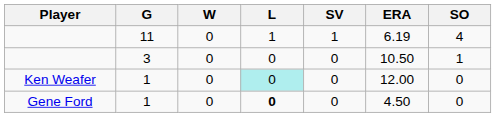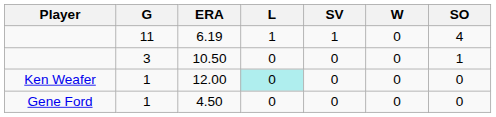columns swapped: (209, 15) <-> (397, 15)
(272, 101) bold -> (272, 101) normal
